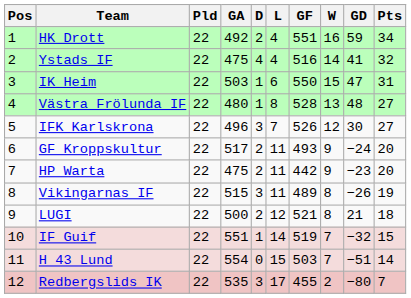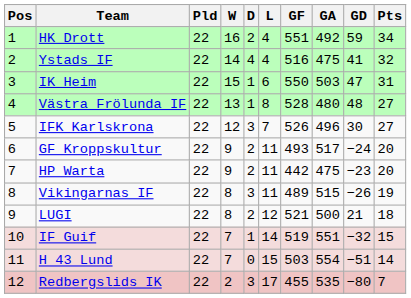columns swapped: (332, 16) <-> (236, 16)
